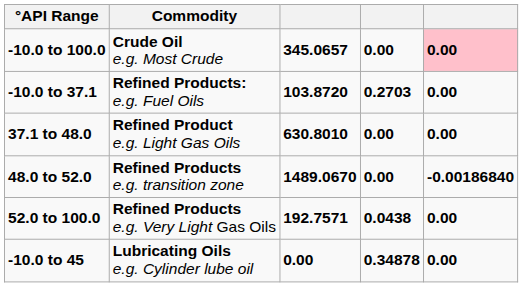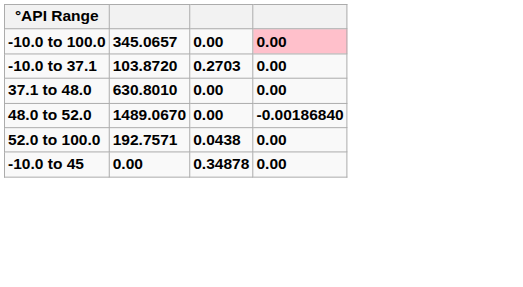- column: (194, 16)
